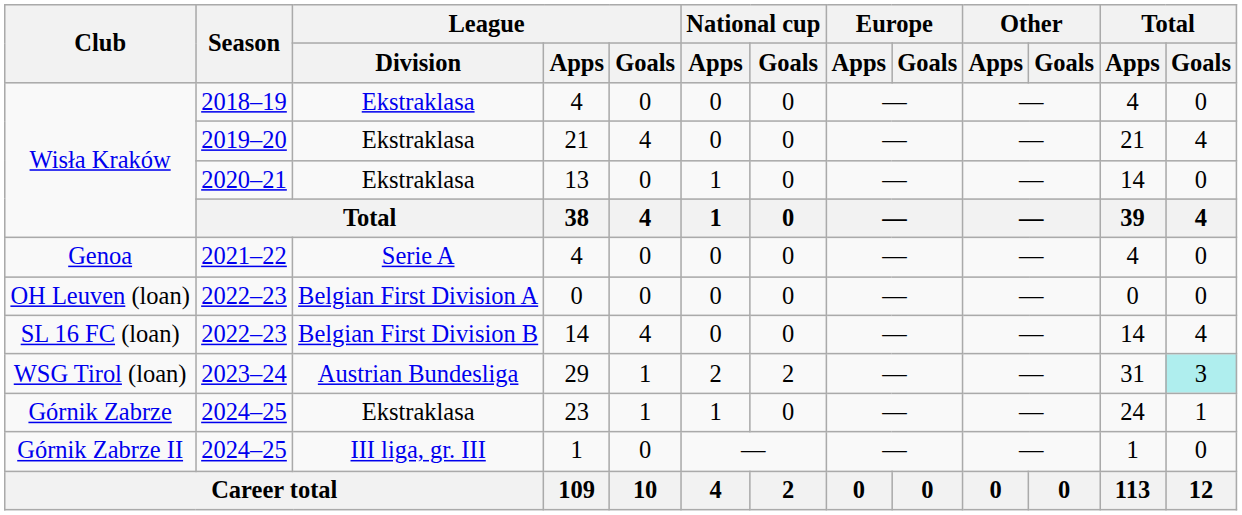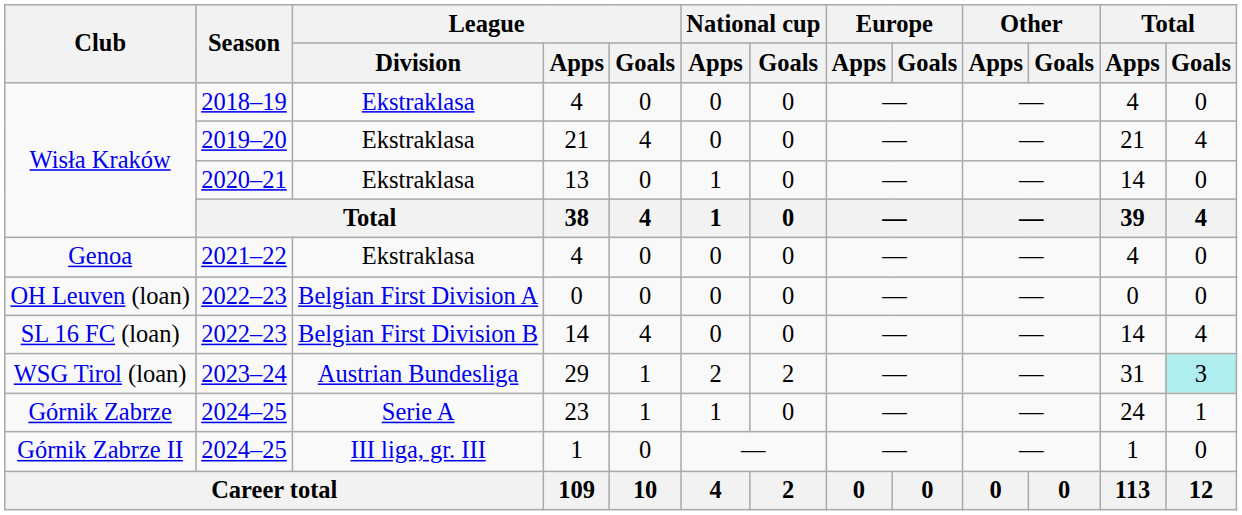(418, 256) Serie A -> (418, 256) Ekstraklasa
(418, 412) Ekstraklasa -> (418, 412) Serie A
